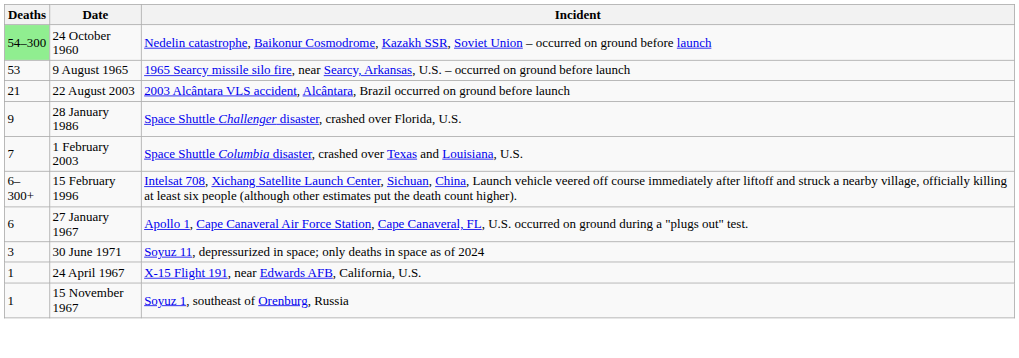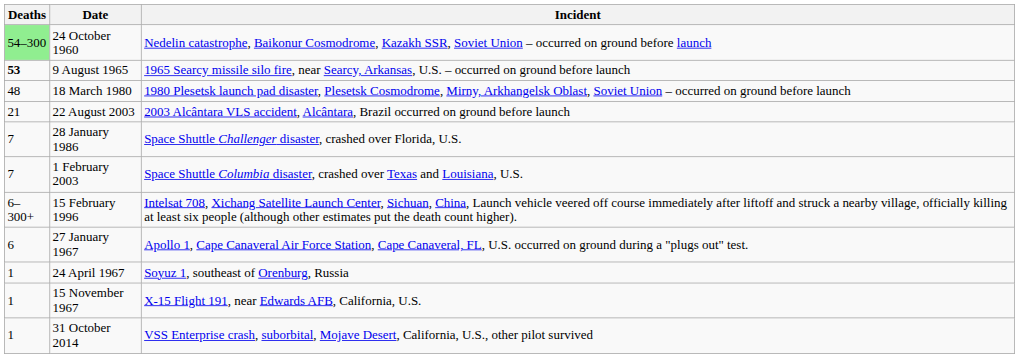(14, 70) normal -> (14, 70) bold
+ row: (92, 91)
(11, 118) 9 -> (11, 139) 7
- row: (87, 252)
(283, 272) X-15 Flight 191, near Edwards AFB, California, U.S. -> (246, 272) Soyuz 1, southeast of Orenburg, Russia
(246, 300) Soyuz 1, southeast of Orenburg, Russia -> (283, 300) X-15 Flight 191, near Edwards AFB, California, U.S.
+ row: (82, 335)
